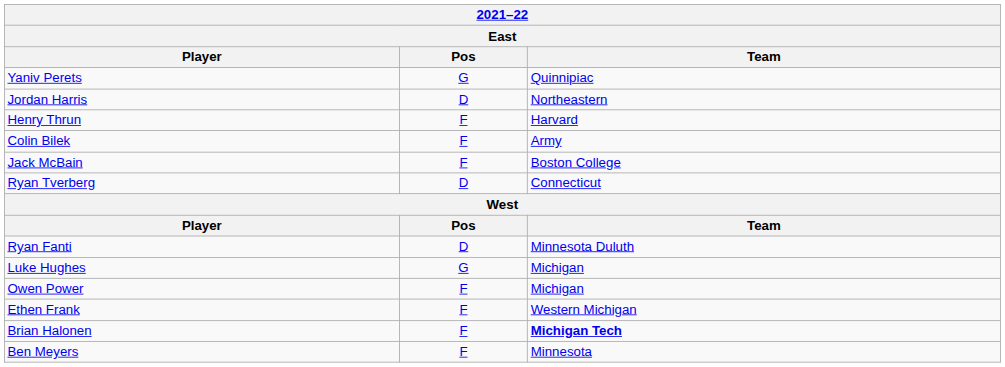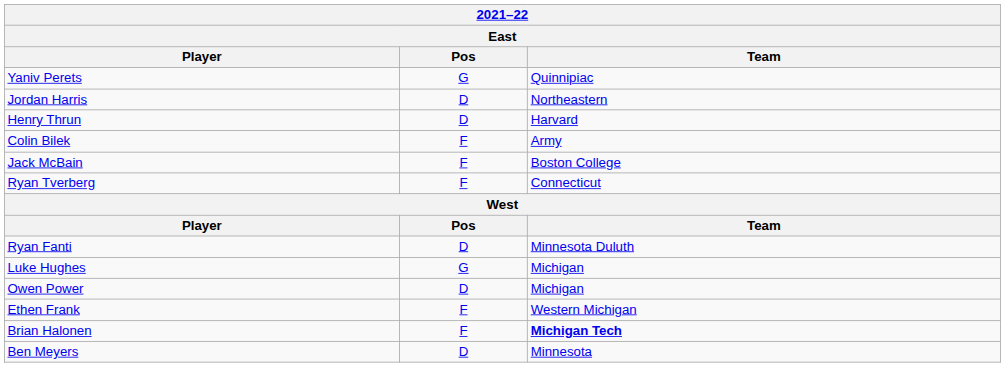(463, 120) F -> (463, 120) D
(463, 183) D -> (463, 183) F
(463, 288) F -> (463, 288) D
(463, 352) F -> (463, 352) D
